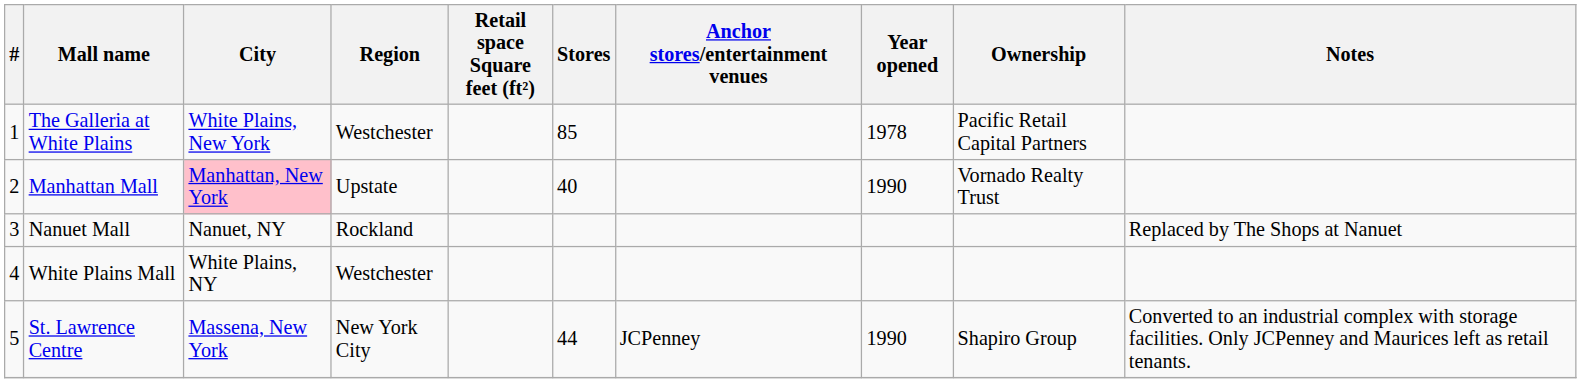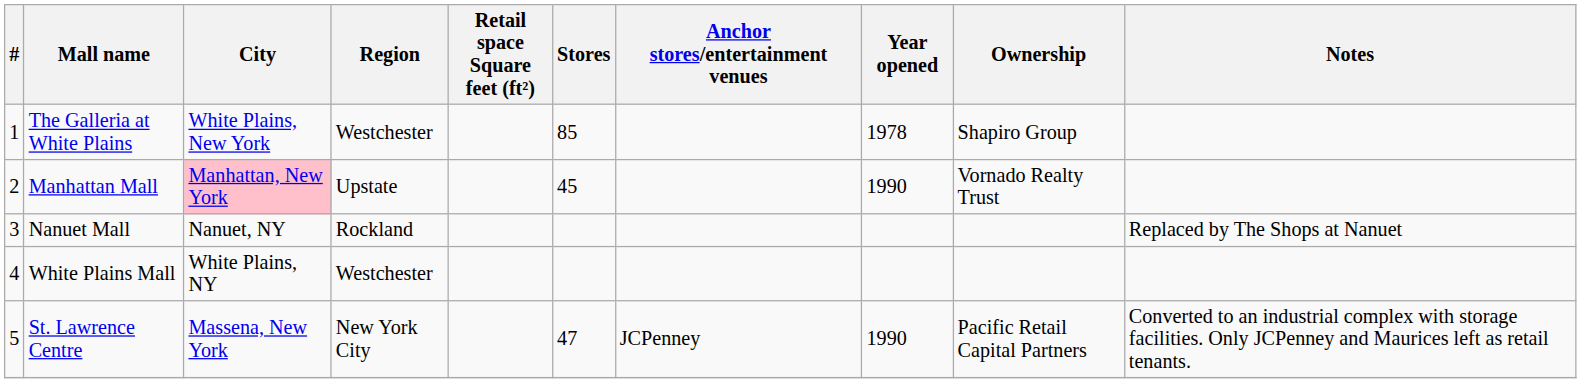(1022, 131) Pacific Retail Capital Partners -> (1017, 131) Shapiro Group
(567, 186) 40 -> (567, 186) 45
(567, 339) 44 -> (567, 339) 47
(1017, 339) Shapiro Group -> (1022, 339) Pacific Retail Capital Partners
